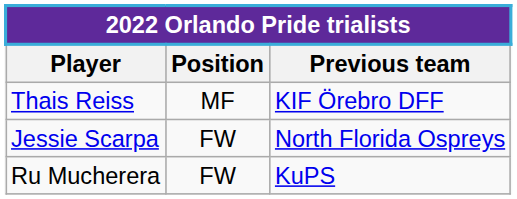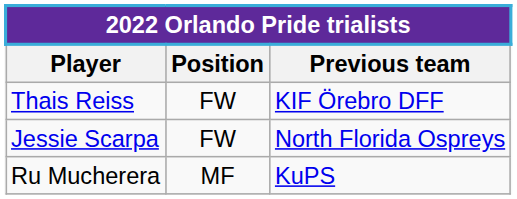(218, 101) MF -> (218, 101) FW
(218, 176) FW -> (218, 176) MF
